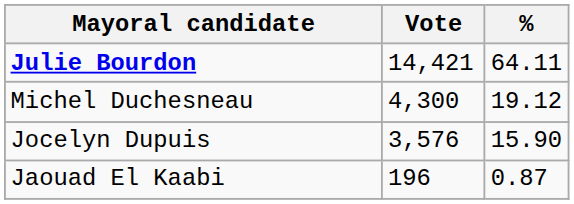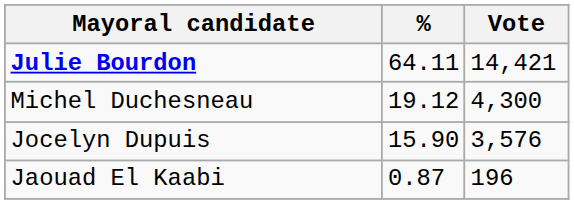columns swapped: (434, 24) <-> (526, 24)
